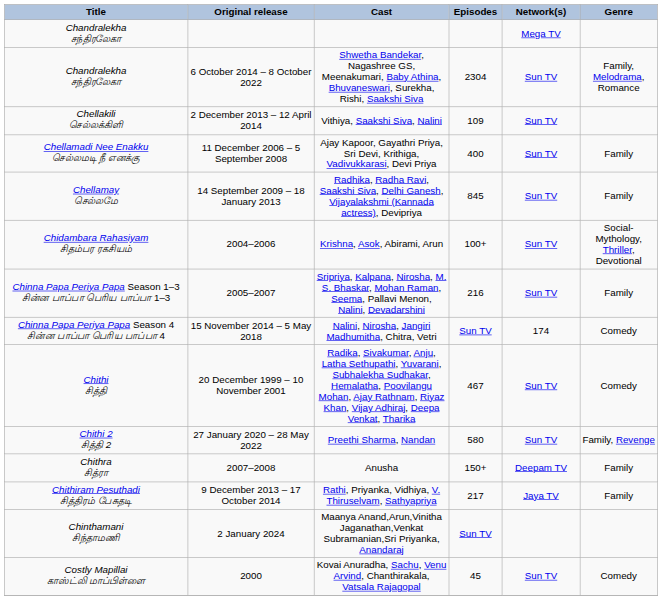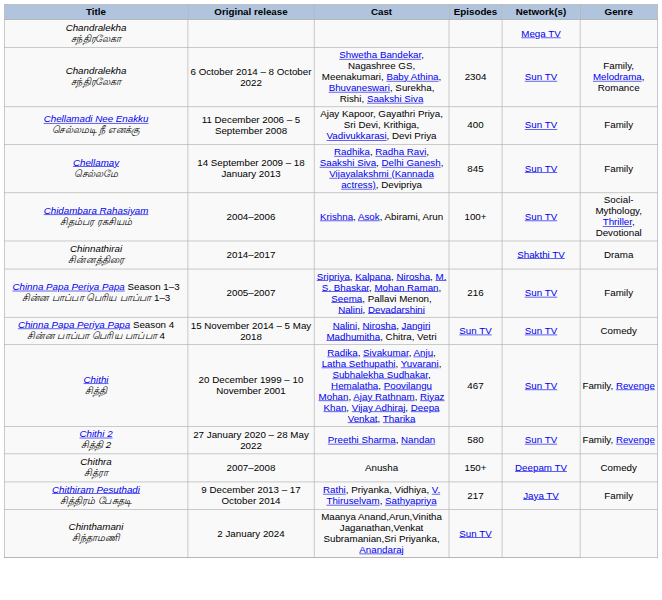- row: (96, 120)
+ row: (96, 254)
(541, 331) 174 -> (541, 331) Sun TV
(619, 385) Comedy -> (619, 385) Family, Revenge
(619, 467) Family -> (619, 467) Comedy
- row: (96, 576)
